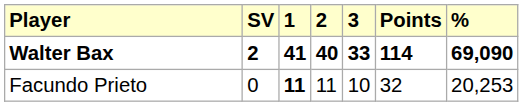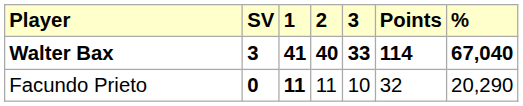(253, 52) 2 -> (253, 52) 3
(482, 52) 69,090 -> (482, 52) 67,040
(253, 85) normal -> (253, 85) bold
(482, 85) 20,253 -> (482, 85) 20,290
